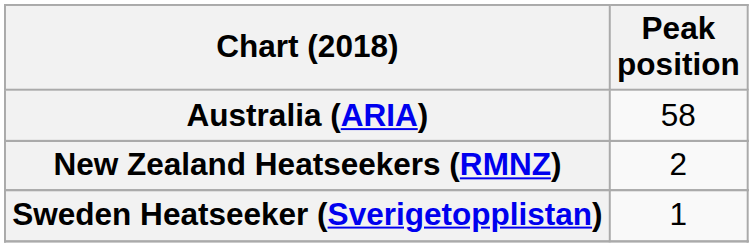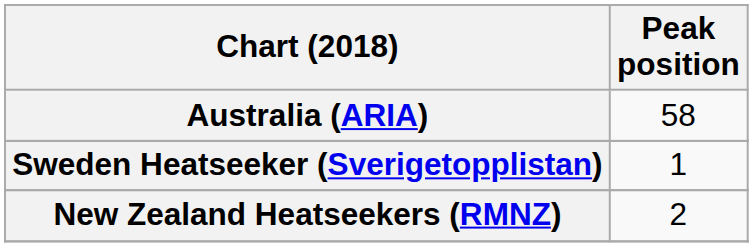rows swapped: (307, 164) <-> (307, 214)
